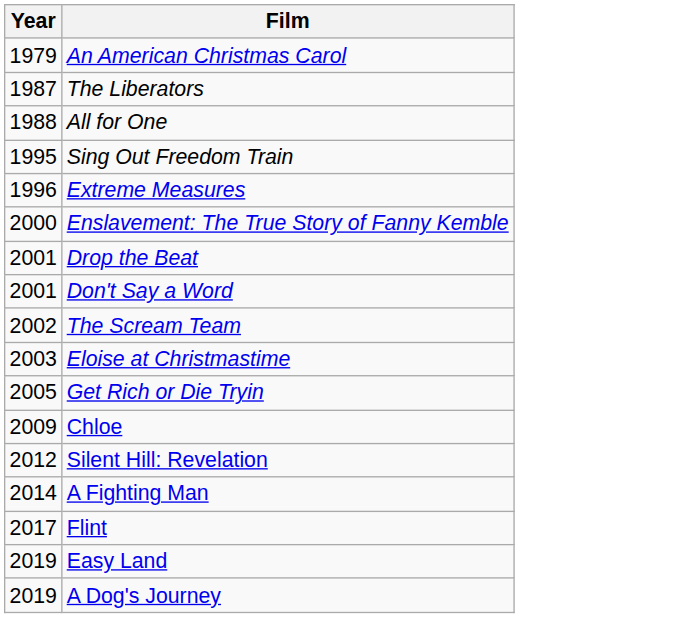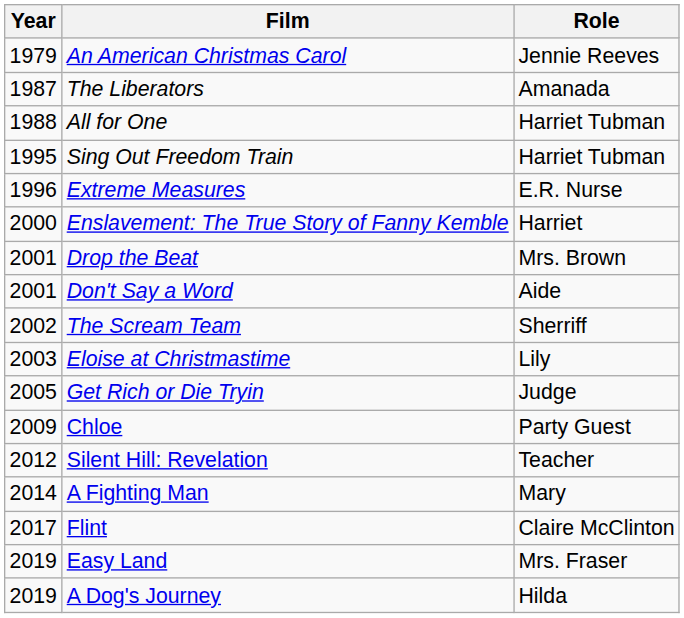+ column: (597, 21)
